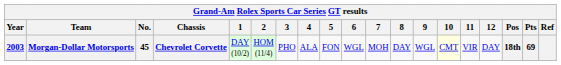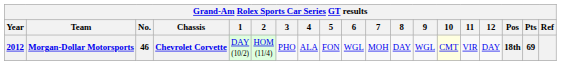(15, 47) 2003 -> (15, 47) 2012
(145, 47) 45 -> (145, 47) 46
